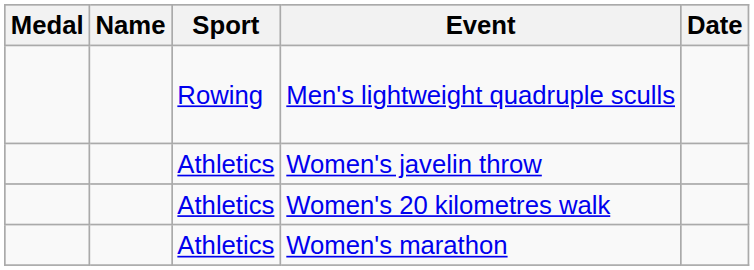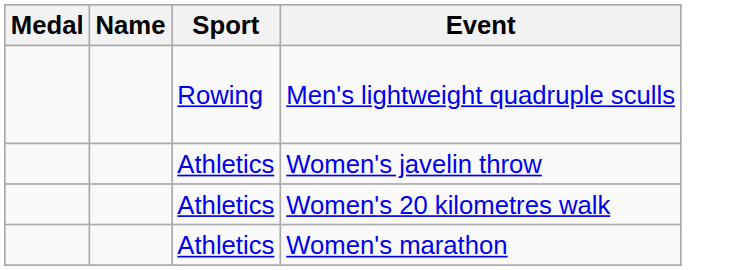- column: (715, 25)
